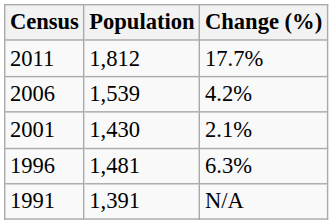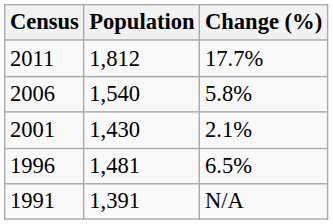(115, 93) 1,539 -> (115, 93) 1,540
(228, 93) 4.2% -> (228, 93) 5.8%
(228, 165) 6.3% -> (228, 165) 6.5%
